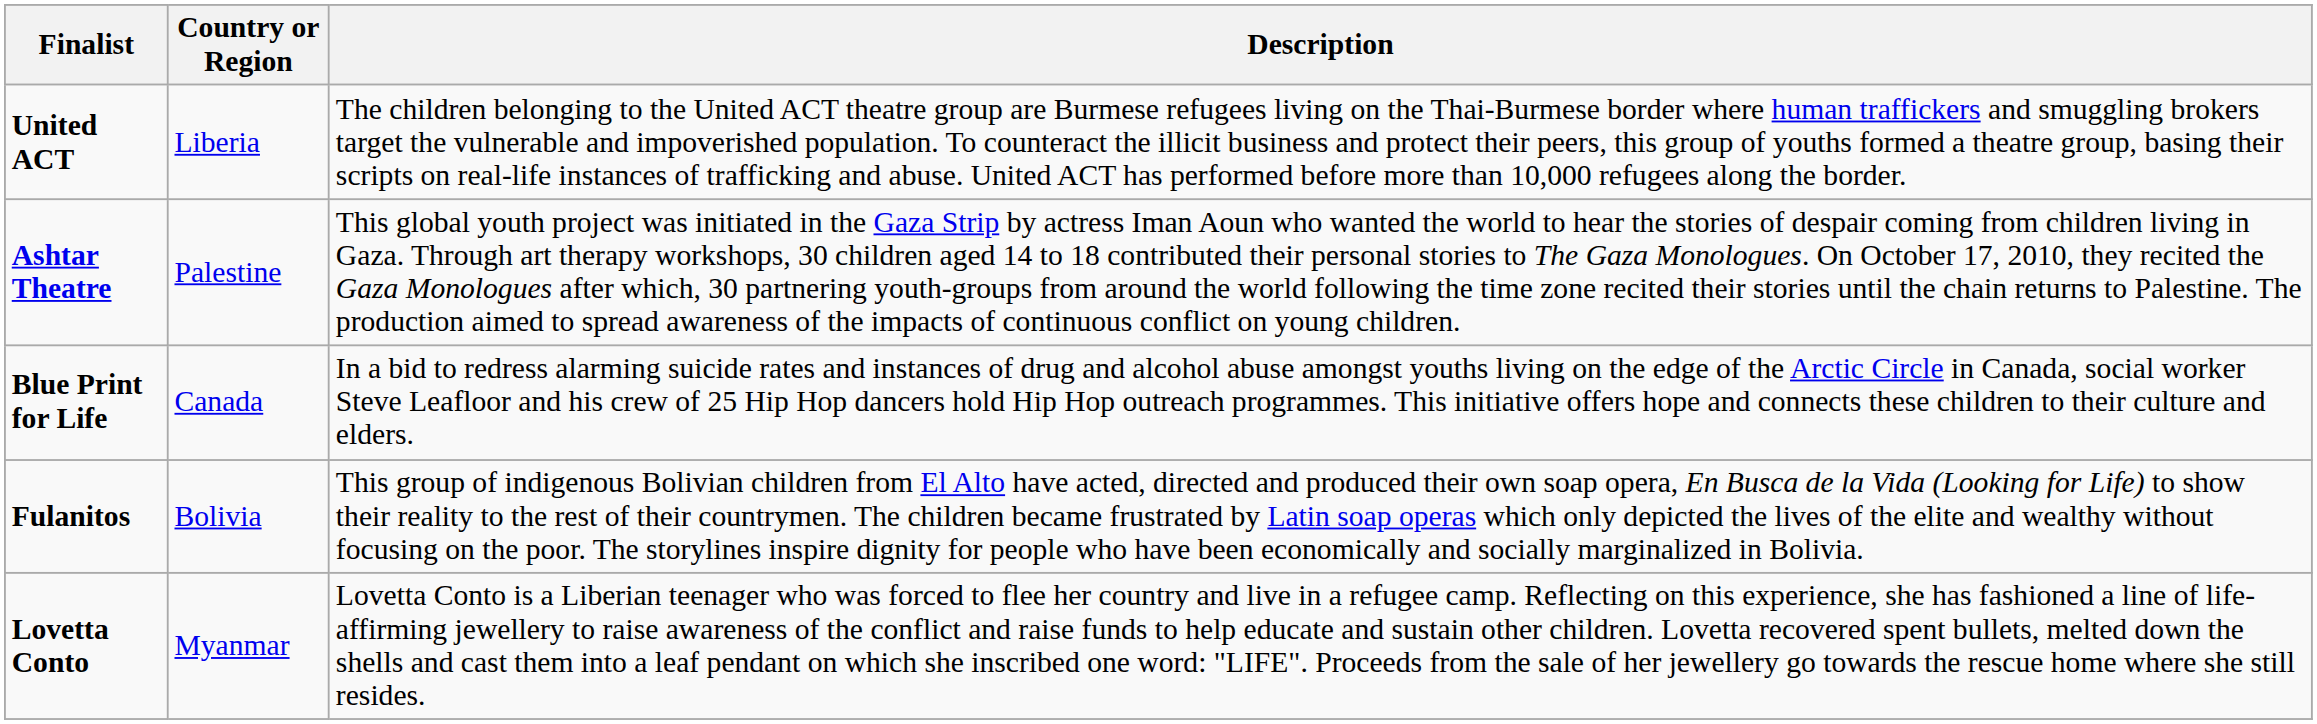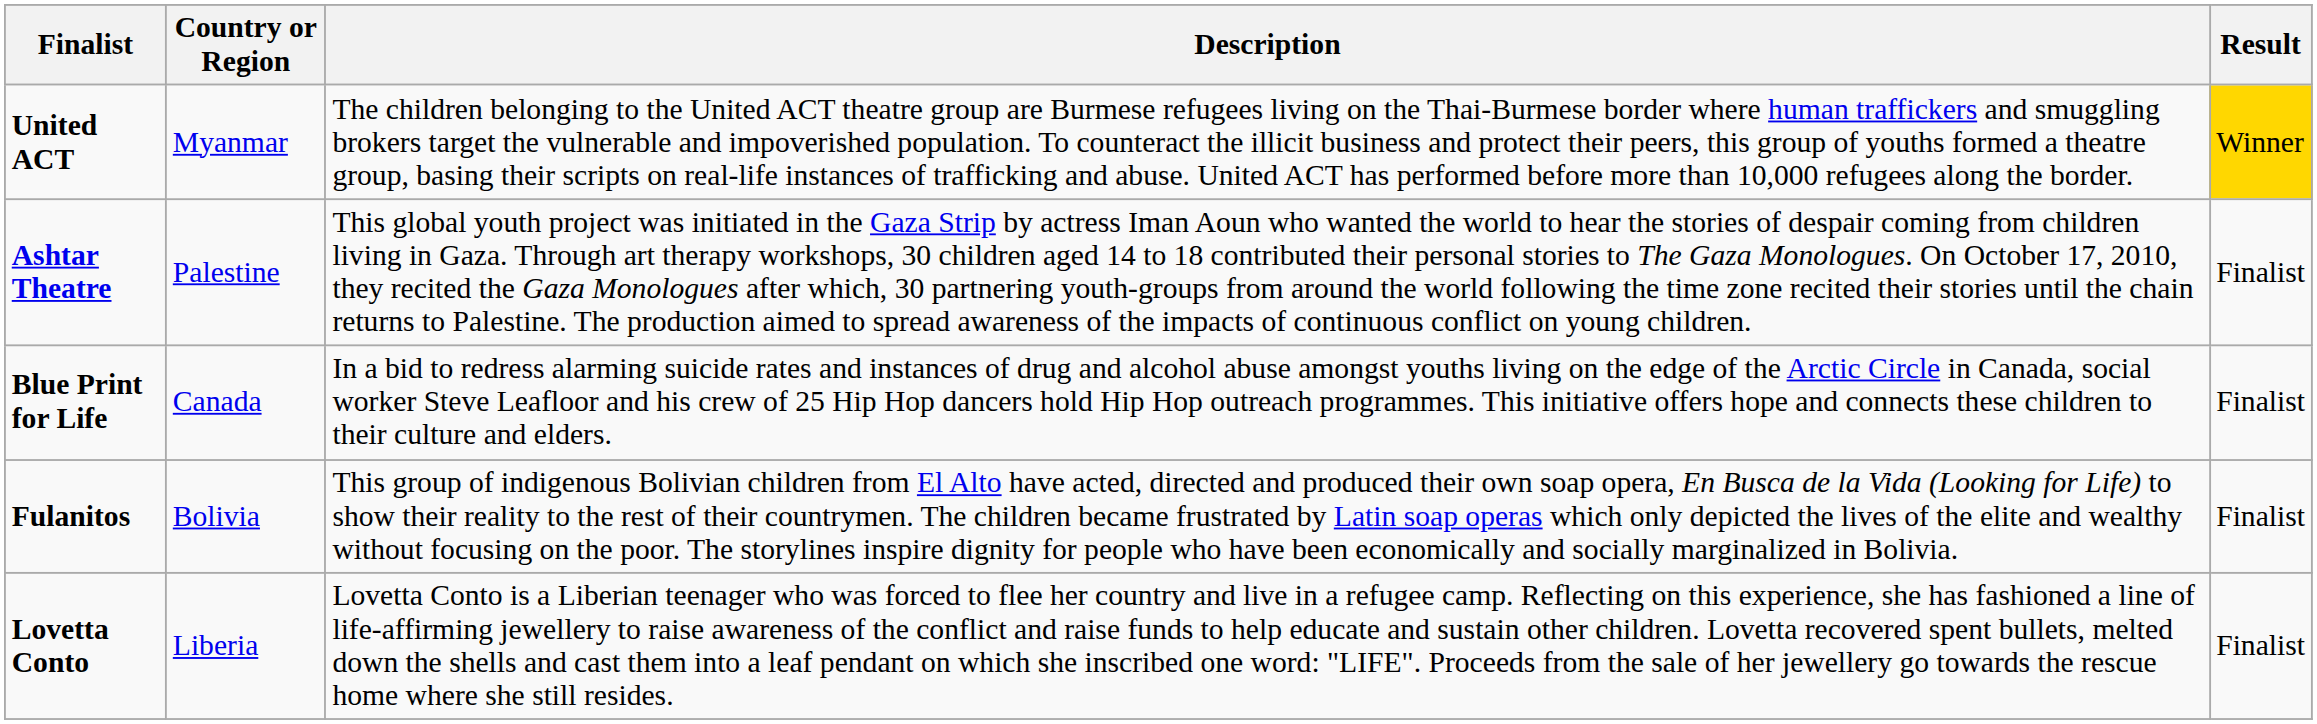+ column: (2261, 44)
(217, 141) Liberia -> (230, 141) Myanmar
(232, 645) Myanmar -> (216, 645) Liberia
